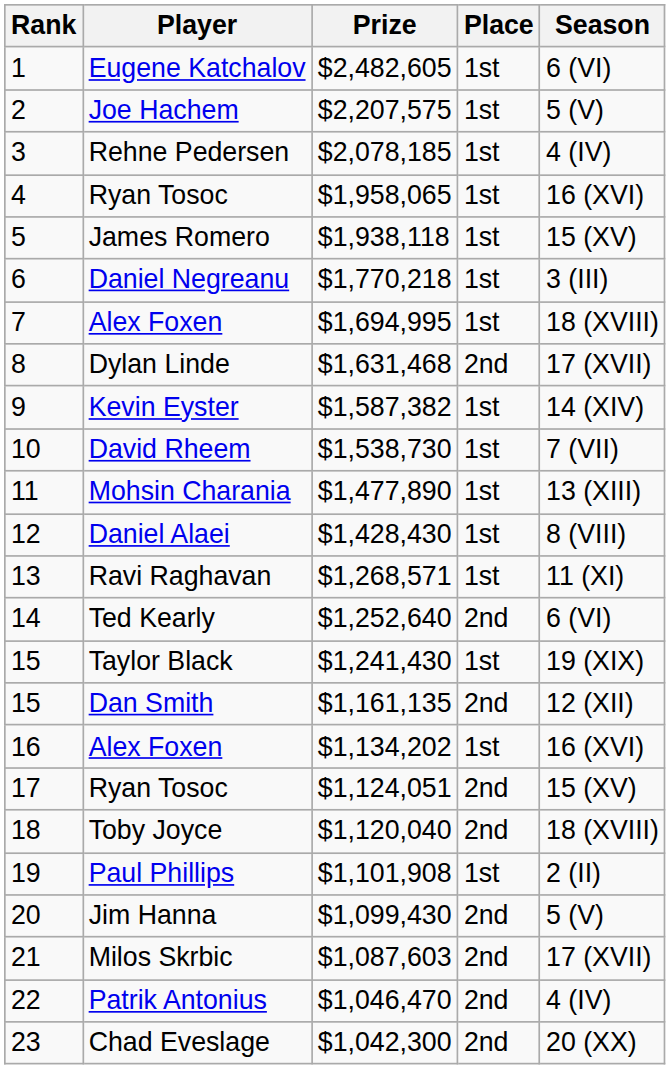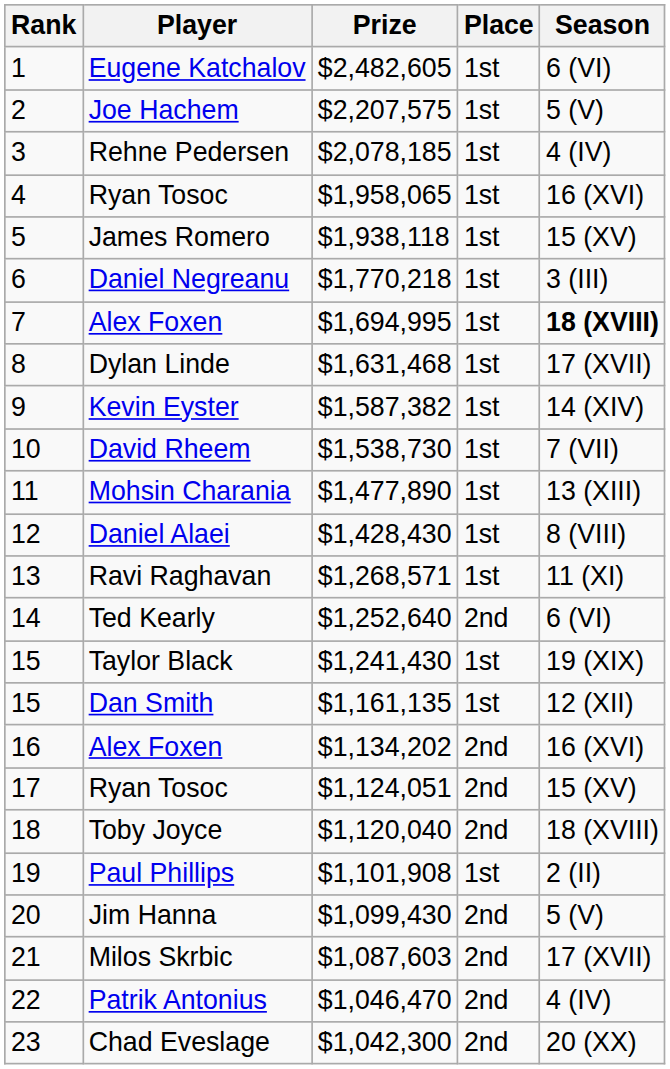(602, 322) normal -> (602, 322) bold
(486, 364) 2nd -> (482, 364) 1st
(486, 703) 2nd -> (482, 703) 1st
(482, 746) 1st -> (486, 746) 2nd
